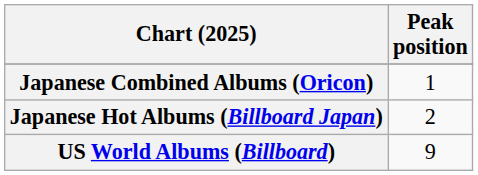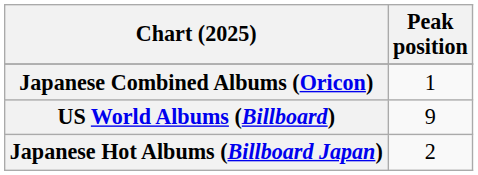rows swapped: (196, 116) <-> (196, 151)
